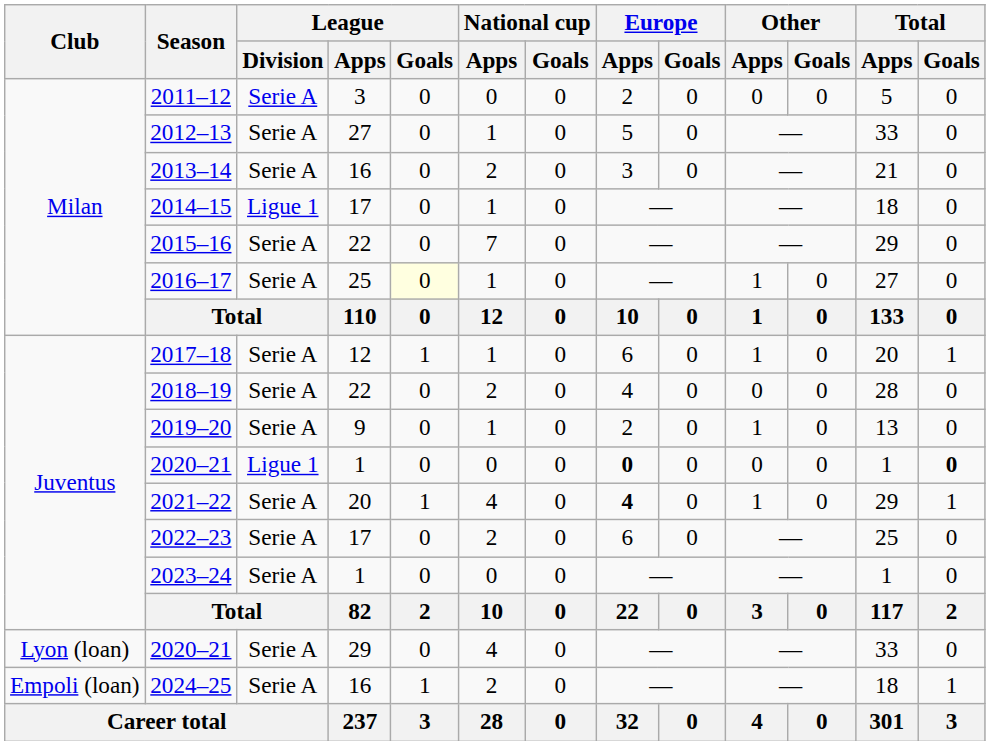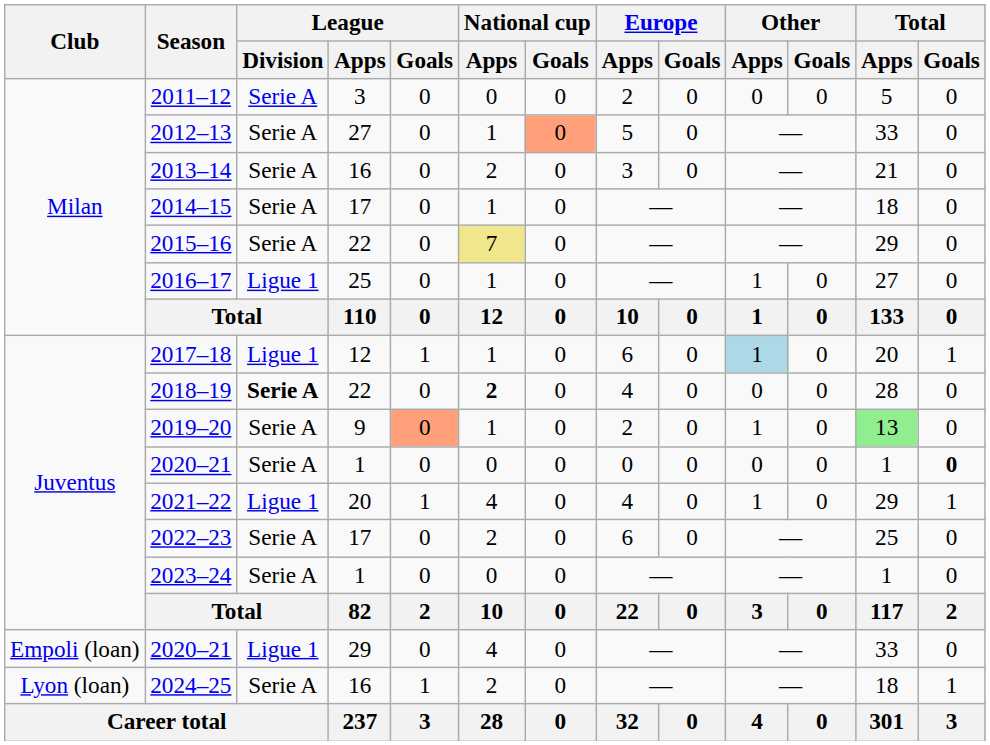(560, 133) no background -> (560, 133) lightsalmon background
(283, 206) Ligue 1 -> (283, 206) Serie A
(491, 243) no background -> (491, 243) khaki background
(283, 280) Serie A -> (283, 280) Ligue 1
(425, 280) lightyellow background -> (425, 280) no background
(283, 354) Serie A -> (283, 354) Ligue 1
(757, 354) no background -> (757, 354) lightblue background
(283, 390) normal -> (283, 390) bold
(491, 390) normal -> (491, 390) bold
(425, 427) no background -> (425, 427) lightsalmon background
(887, 427) no background -> (887, 427) lightgreen background
(283, 464) Ligue 1 -> (283, 464) Serie A
(627, 464) bold -> (627, 464) normal
(283, 501) Serie A -> (283, 501) Ligue 1
(627, 501) bold -> (627, 501) normal
(75, 648) Lyon (loan) -> (75, 648) Empoli (loan)
(283, 648) Serie A -> (283, 648) Ligue 1
(75, 685) Empoli (loan) -> (75, 685) Lyon (loan)
